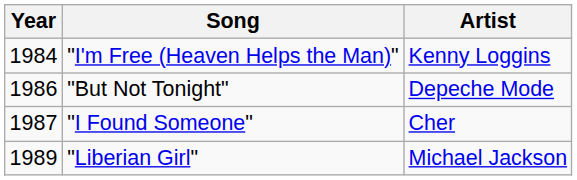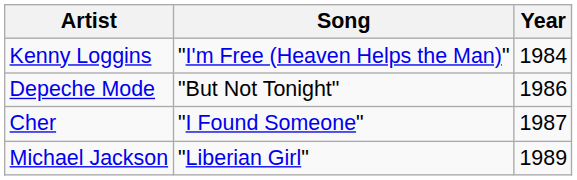columns swapped: (33, 21) <-> (488, 21)
